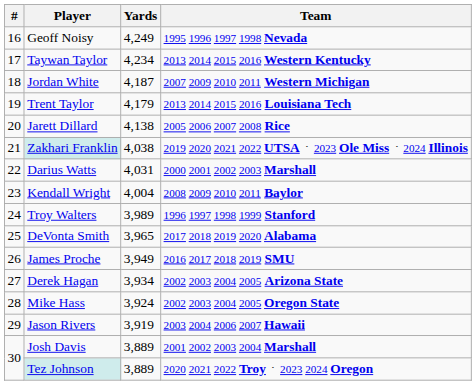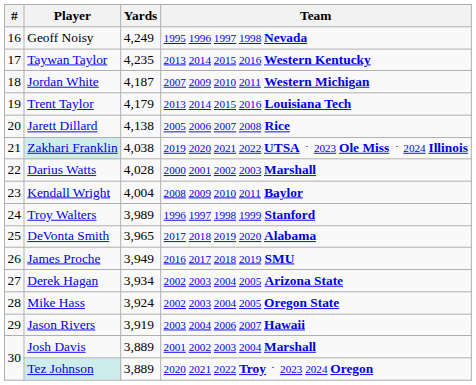(139, 60) 4,234 -> (139, 60) 4,235
(139, 170) 4,031 -> (139, 170) 4,028
